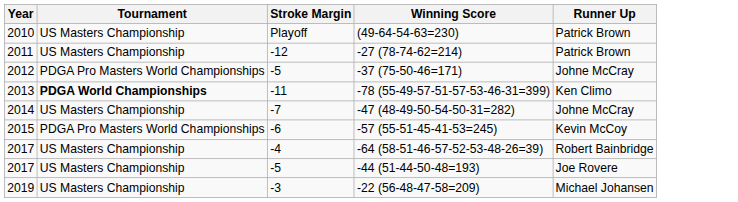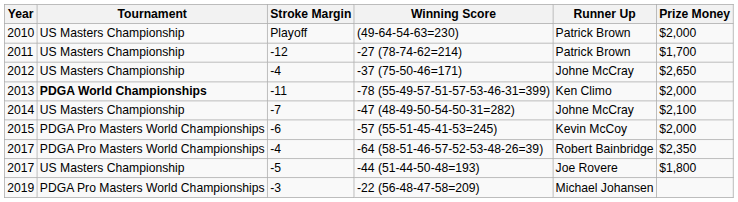+ column: (695, 14)
(152, 71) PDGA Pro Masters World Championships -> (112, 71) US Masters Championship
(276, 71) -5 -> (276, 71) -4
(112, 149) US Masters Championship -> (152, 149) PDGA Pro Masters World Championships
(112, 187) US Masters Championship -> (152, 187) PDGA Pro Masters World Championships
